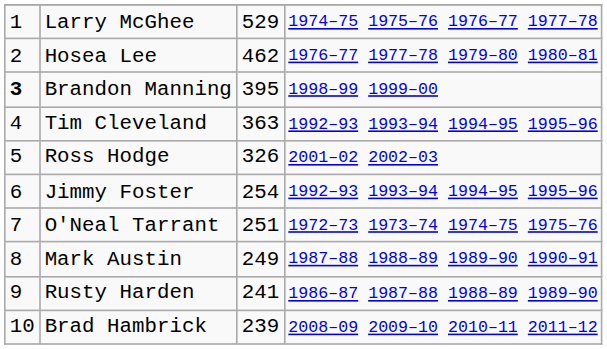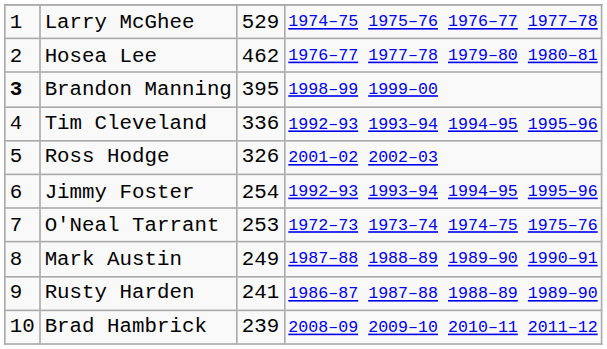(261, 123) 363 -> (261, 123) 336
(261, 225) 251 -> (261, 225) 253
